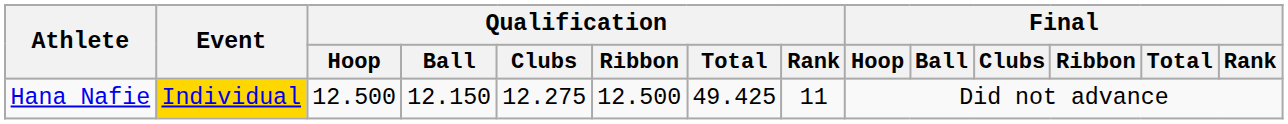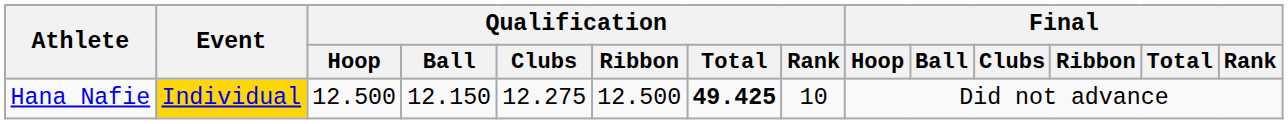(734, 98) normal -> (734, 98) bold
(814, 98) 11 -> (814, 98) 10
